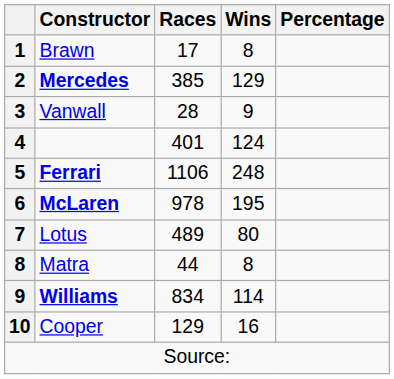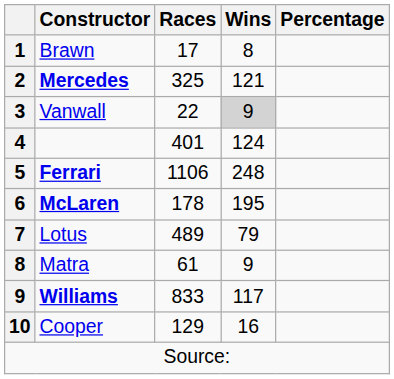(188, 81) 385 -> (188, 81) 325
(248, 81) 129 -> (248, 81) 121
(188, 111) 28 -> (188, 111) 22
(248, 111) no background -> (248, 111) lightgrey background
(188, 204) 978 -> (188, 204) 178
(248, 234) 80 -> (248, 234) 79
(188, 265) 44 -> (188, 265) 61
(248, 265) 8 -> (248, 265) 9
(188, 296) 834 -> (188, 296) 833
(248, 296) 114 -> (248, 296) 117
